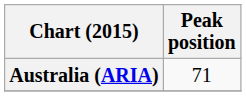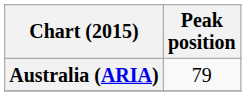(202, 74) 71 -> (202, 74) 79
